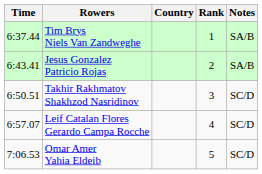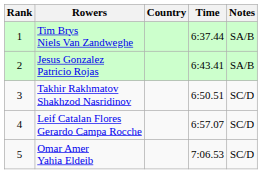columns swapped: (211, 13) <-> (23, 13)
